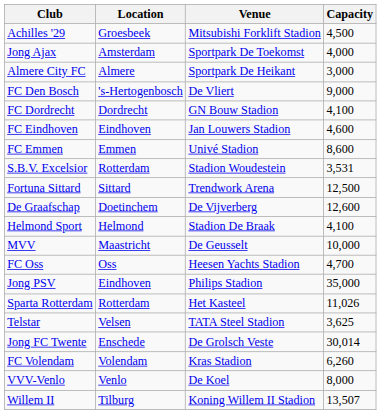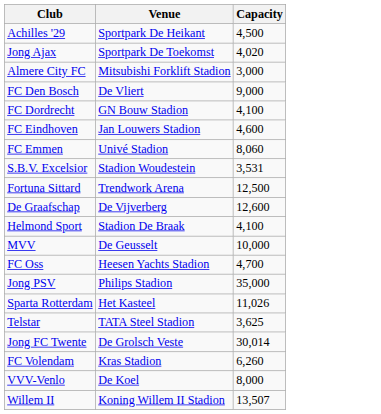- column: (141, 14)
(255, 33) Mitsubishi Forklift Stadion -> (152, 33) Sportpark De Heikant
(340, 52) 4,000 -> (250, 52) 4,020
(242, 71) Sportpark De Heikant -> (164, 71) Mitsubishi Forklift Stadion
(340, 149) 8,600 -> (250, 149) 8,060
